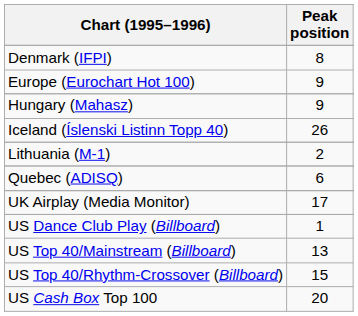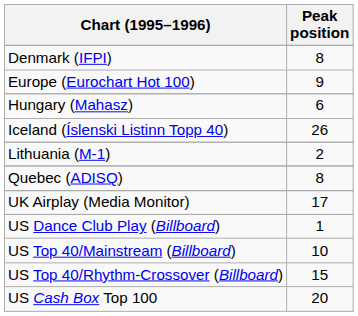(320, 105) 9 -> (320, 105) 6
(320, 178) 6 -> (320, 178) 8
(320, 250) 13 -> (320, 250) 10
